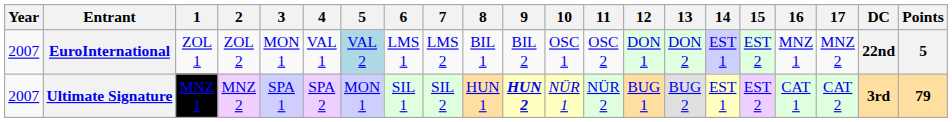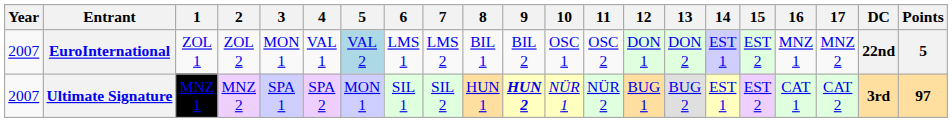(923, 95) 79 -> (923, 95) 97
